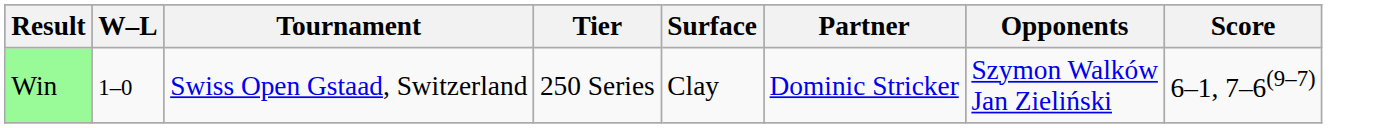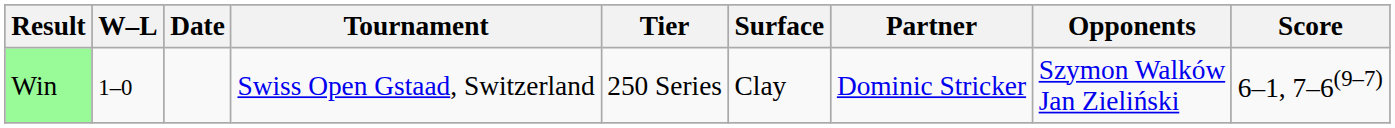+ column: (198, 26)
